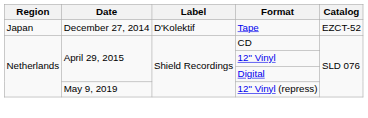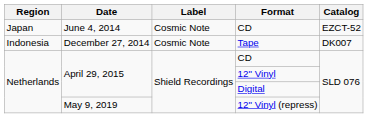+ row: (92, 27)
(20, 27) Japan -> (28, 43) Indonesia
(174, 27) D'Kolektif -> (182, 43) Cosmic Note
(341, 27) EZCT-52 -> (337, 43) DK007
